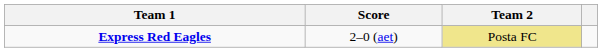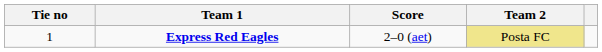+ column: (50, 15)
